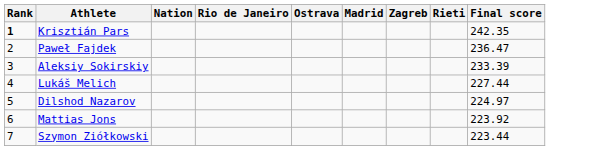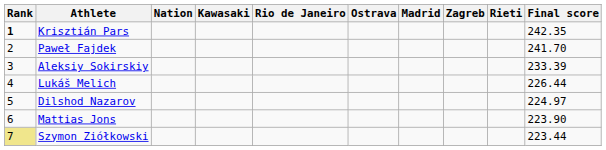+ column: (224, 13)
(490, 48) 236.47 -> (547, 48) 241.70
(490, 84) 227.44 -> (547, 84) 226.44
(490, 119) 223.92 -> (547, 119) 223.90
(10, 136) no background -> (10, 136) khaki background
